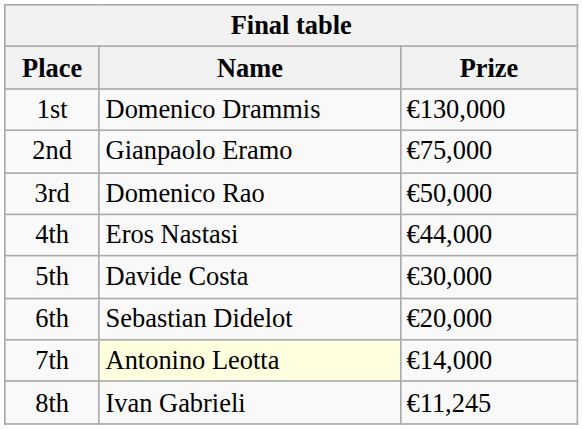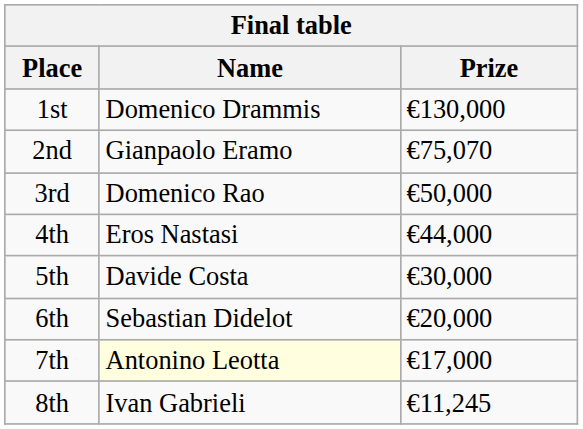(449, 151) €75,000 -> (449, 151) €75,070
(449, 360) €14,000 -> (449, 360) €17,000
